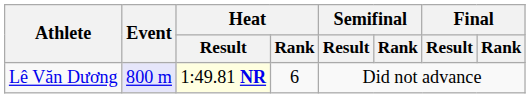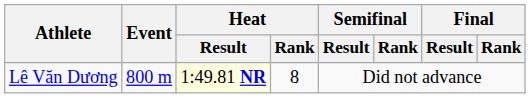(149, 78) lavender background -> (149, 78) no background
(295, 78) 6 -> (295, 78) 8
